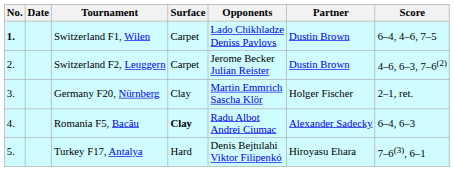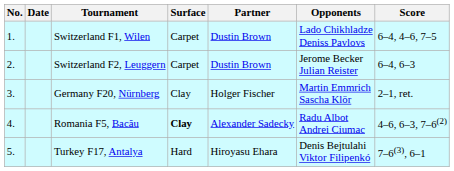columns swapped: (331, 13) <-> (247, 13)
(11, 36) bold -> (11, 36) normal
(412, 65) 4–6, 6–3, 7–6(2) -> (396, 65) 6–4, 6–3
(396, 123) 6–4, 6–3 -> (412, 123) 4–6, 6–3, 7–6(2)
